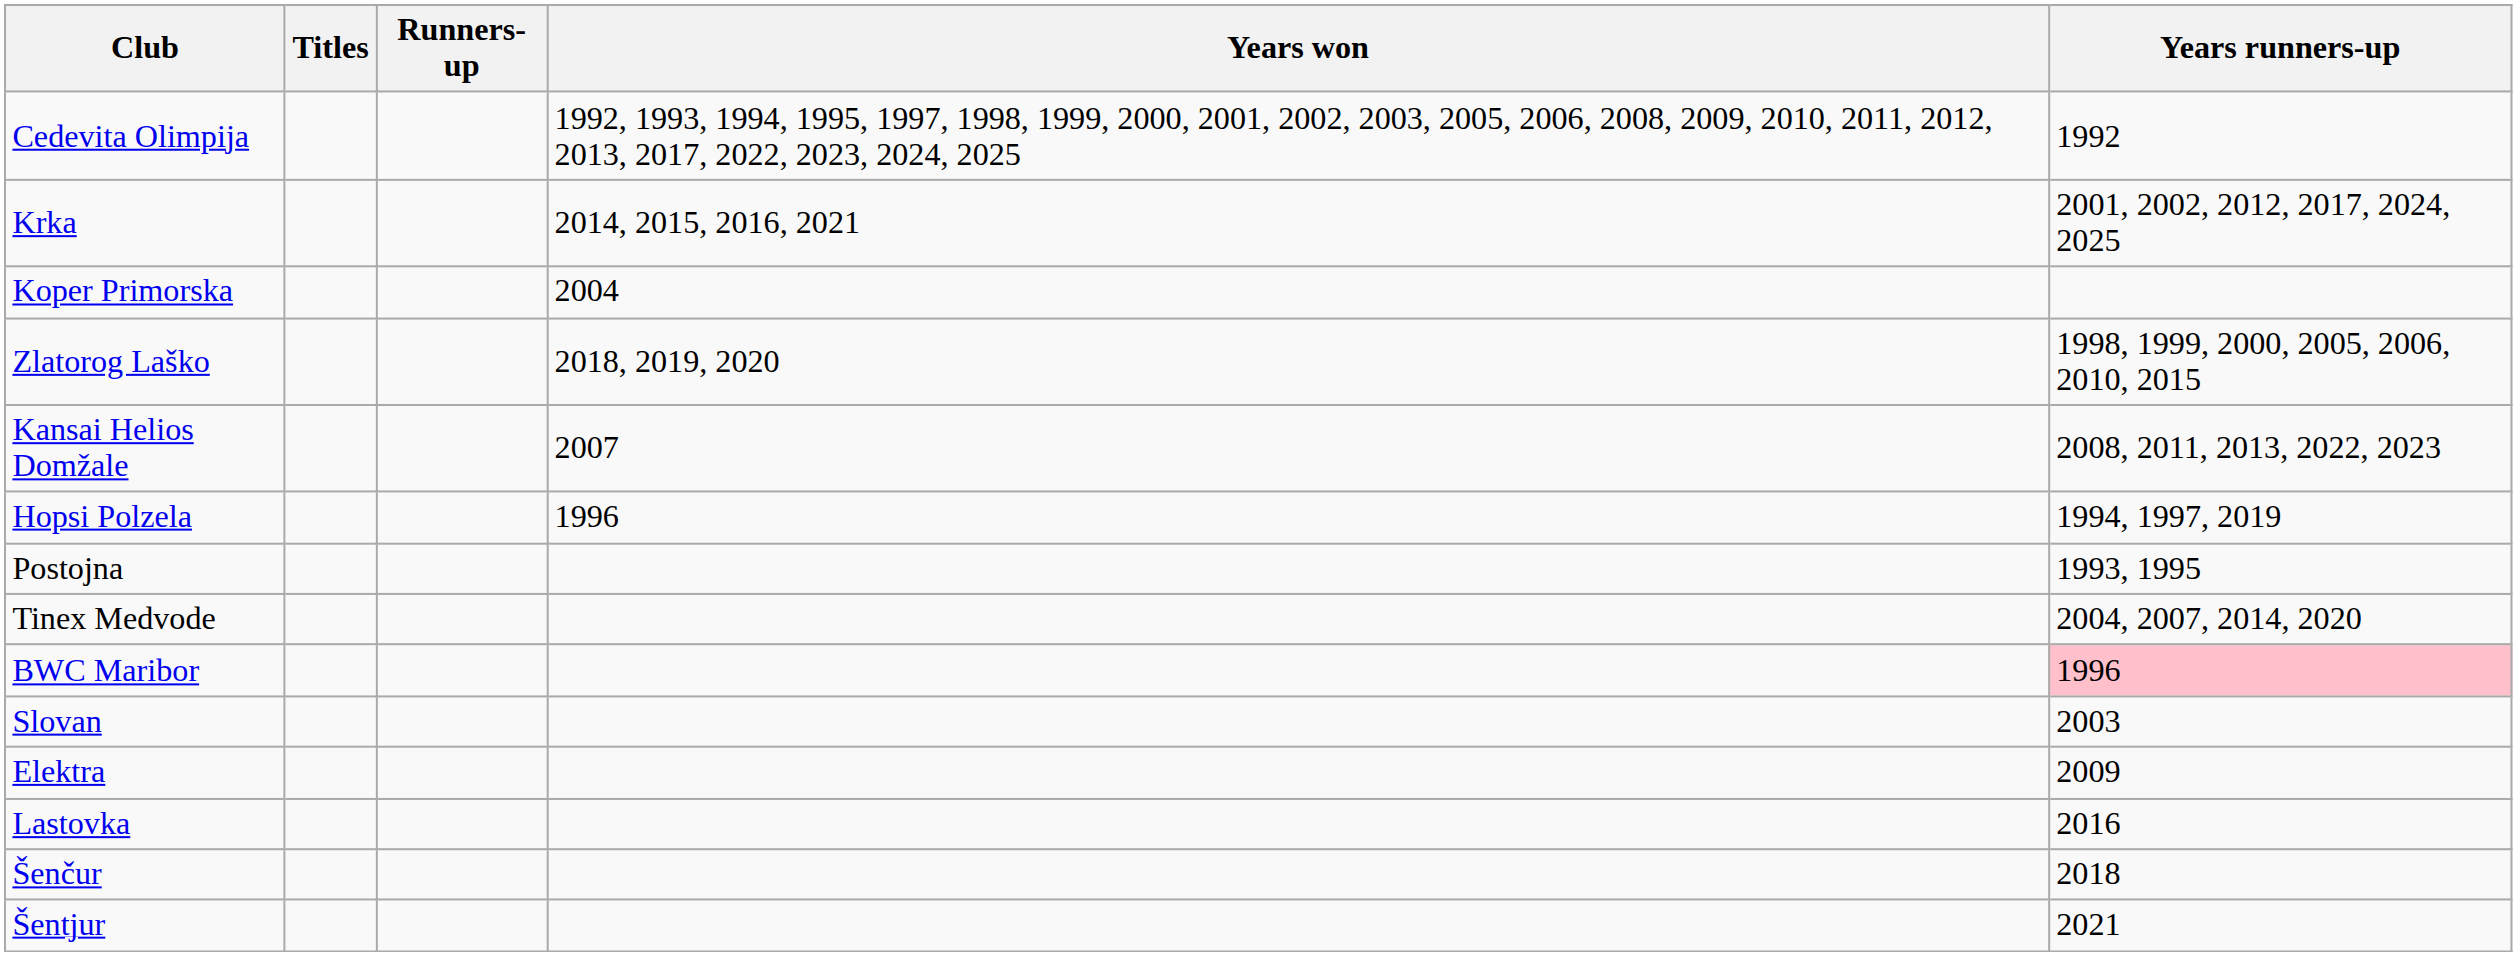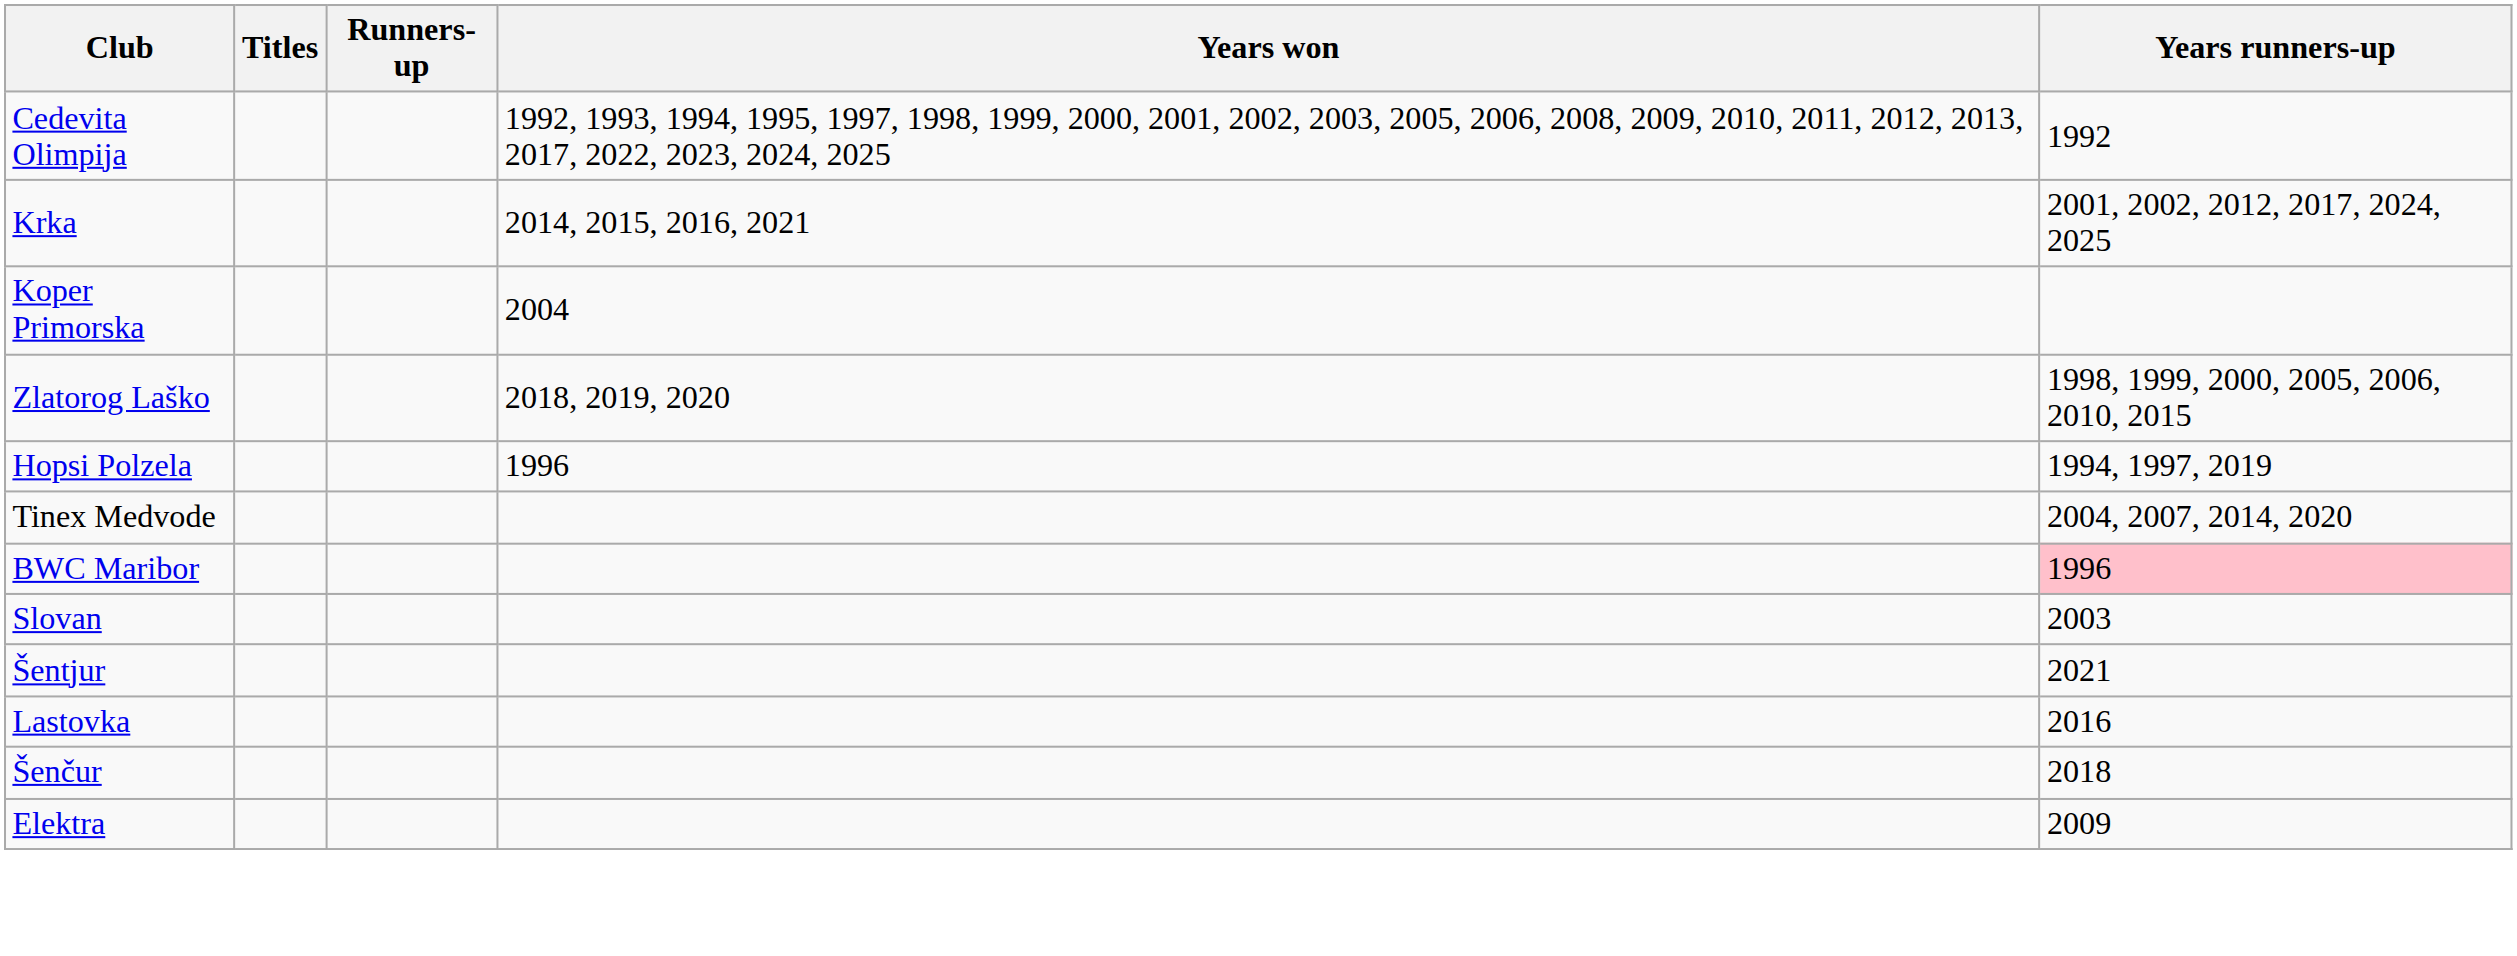- row: (103, 447)
- row: (68, 567)
rows swapped: (59, 771) <-> (59, 924)
